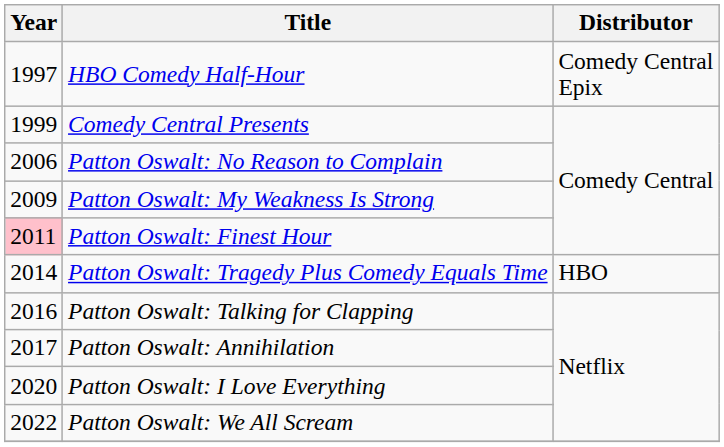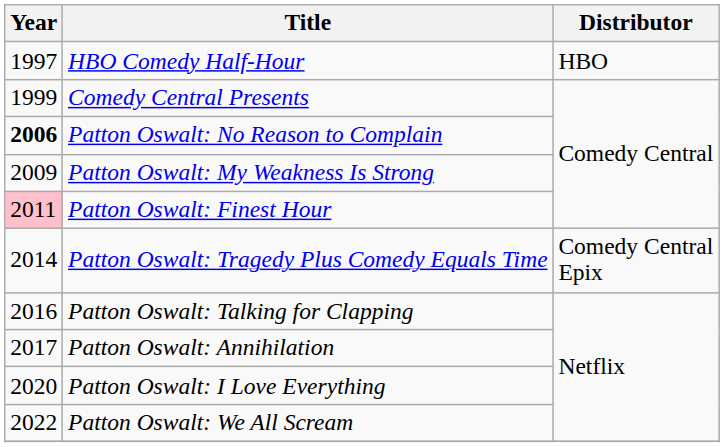(636, 73) Comedy Central Epix -> (583, 60) HBO
(34, 161) normal -> (34, 135) bold
(583, 273) HBO -> (636, 260) Comedy Central Epix
